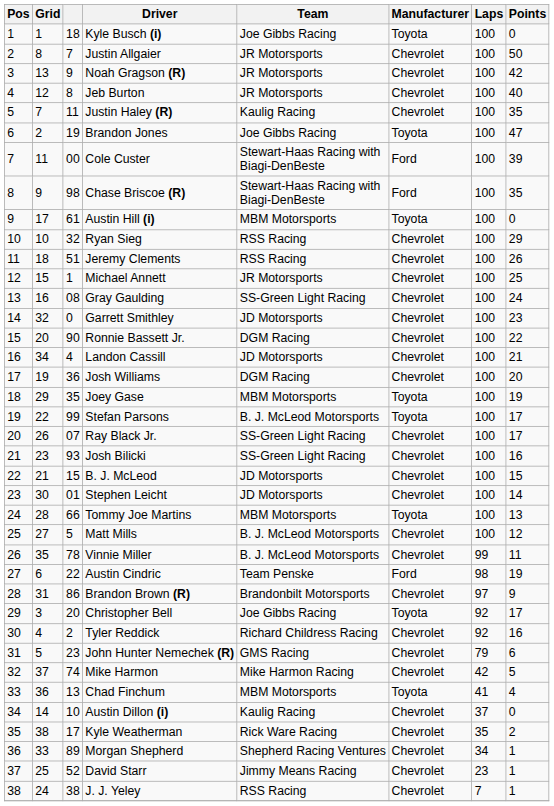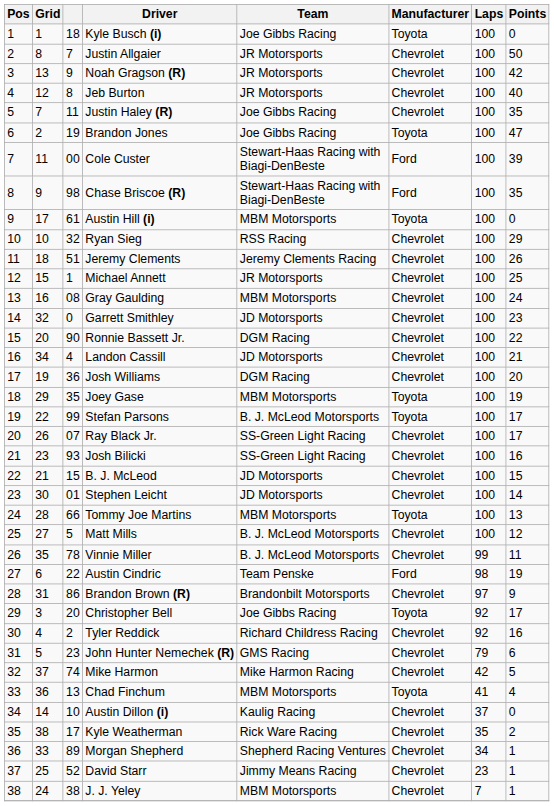(278, 112) Kaulig Racing -> (288, 112) Joe Gibbs Racing
(273, 258) RSS Racing -> (308, 258) Jeremy Clements Racing
(303, 298) SS-Green Light Racing -> (288, 298) MBM Motorsports
(273, 790) RSS Racing -> (288, 790) MBM Motorsports
